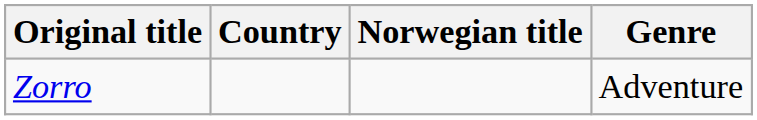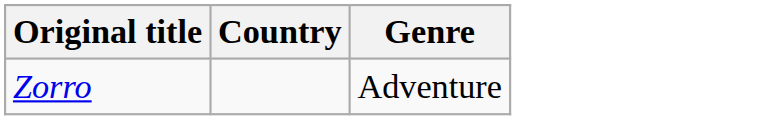- column: (470, 31)
